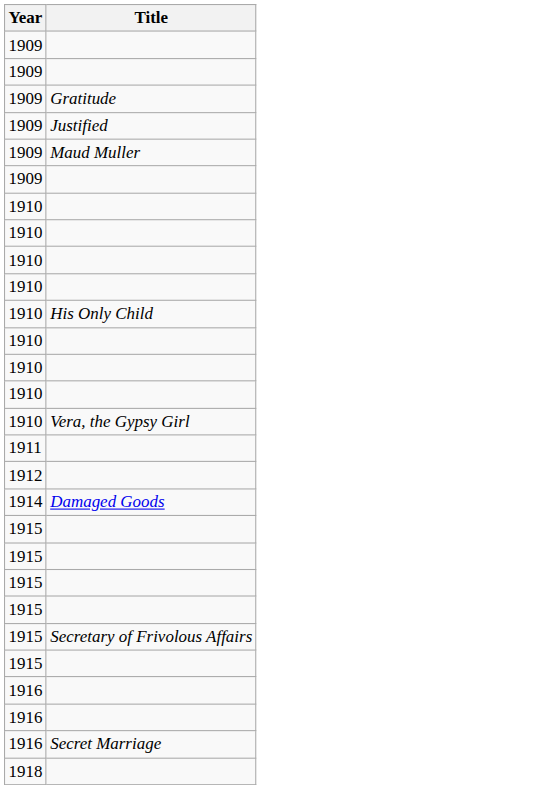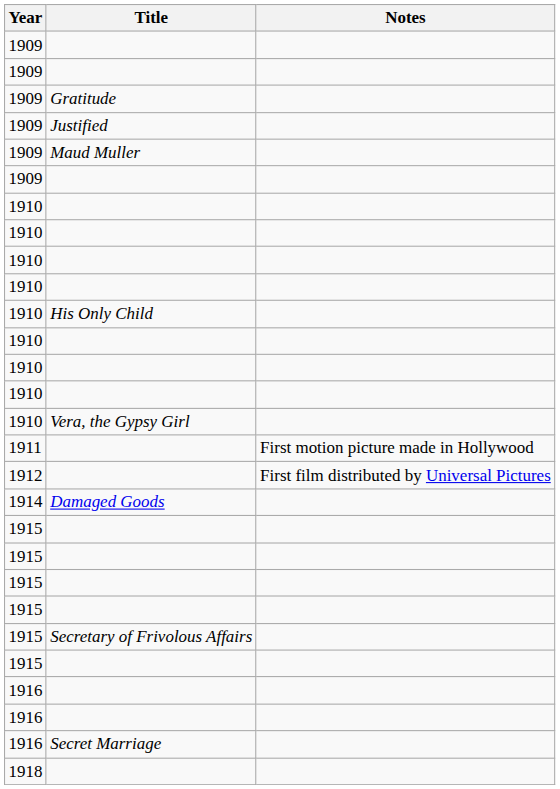+ column: (405, 17)
